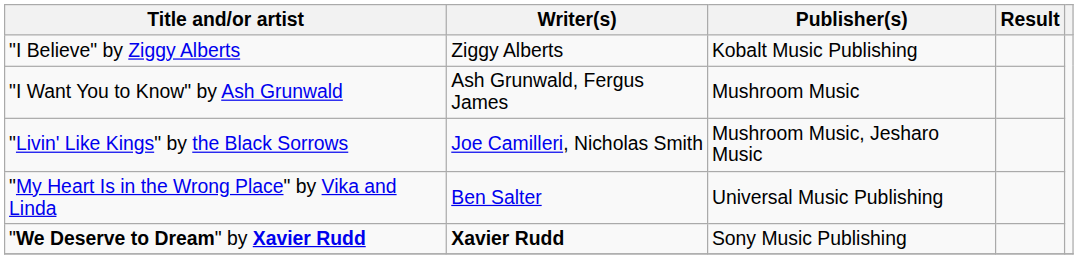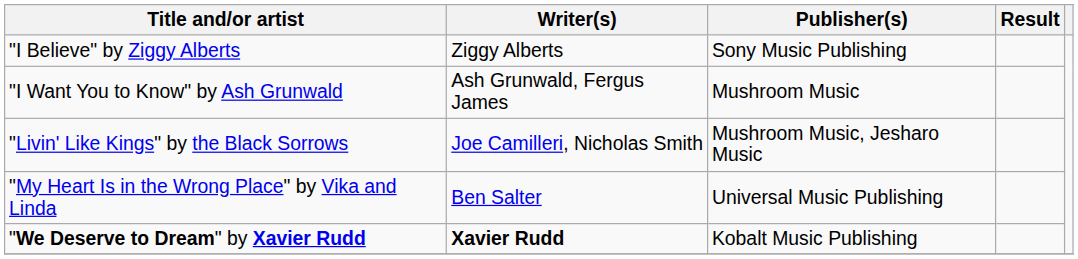(815, 50) Kobalt Music Publishing -> (809, 50) Sony Music Publishing
(809, 238) Sony Music Publishing -> (815, 238) Kobalt Music Publishing
